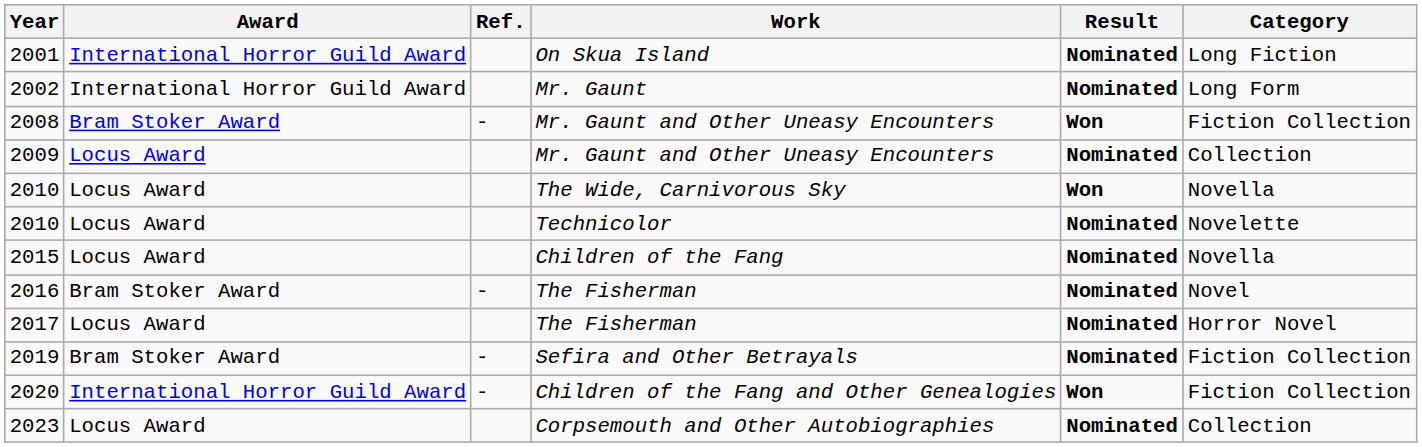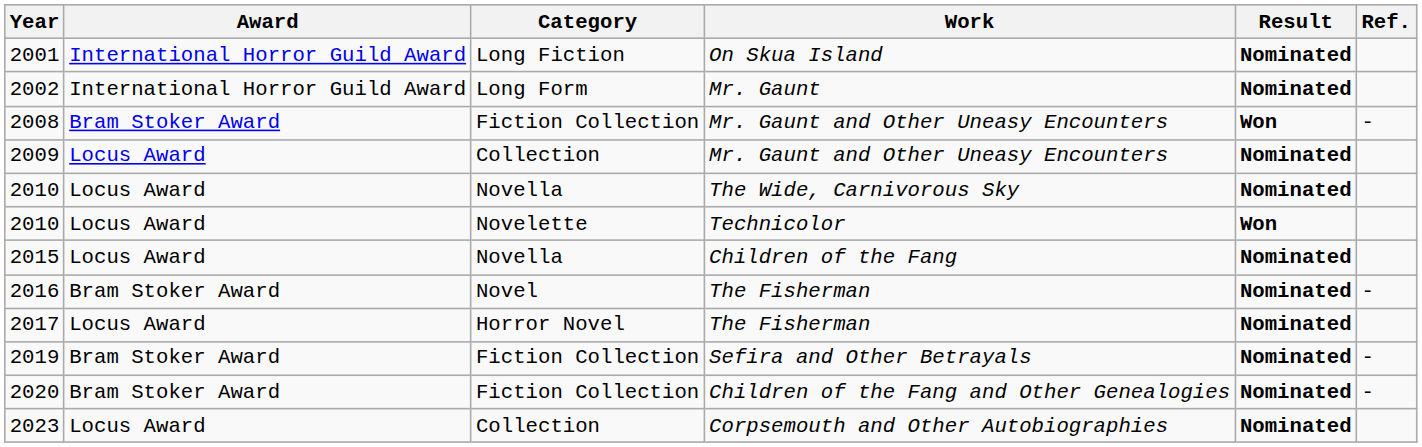columns swapped: (1299, 22) <-> (501, 22)
(1085, 190) Won -> (1296, 190) Nominated
(1122, 224) Nominated -> (1259, 224) Won
(268, 392) International Horror Guild Award -> (175, 392) Bram Stoker Award
(1085, 392) Won -> (1296, 392) Nominated
